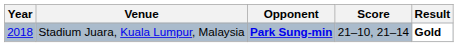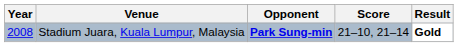(20, 32) 2018 -> (20, 32) 2008
